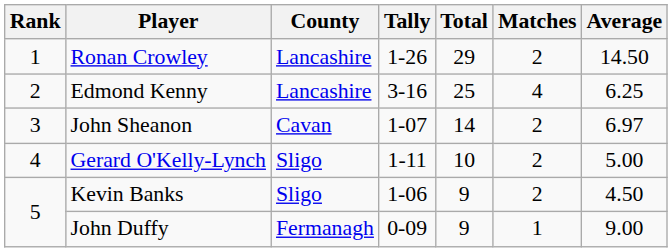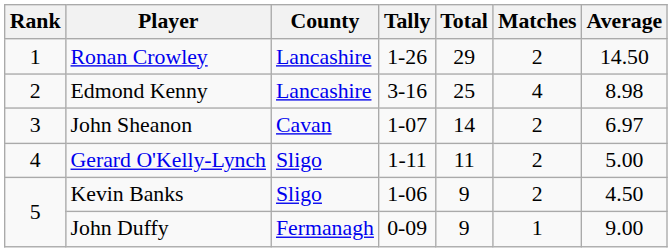(624, 90) 6.25 -> (624, 90) 8.98
(464, 159) 10 -> (464, 159) 11
